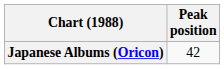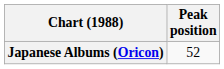(193, 52) 42 -> (193, 52) 52
